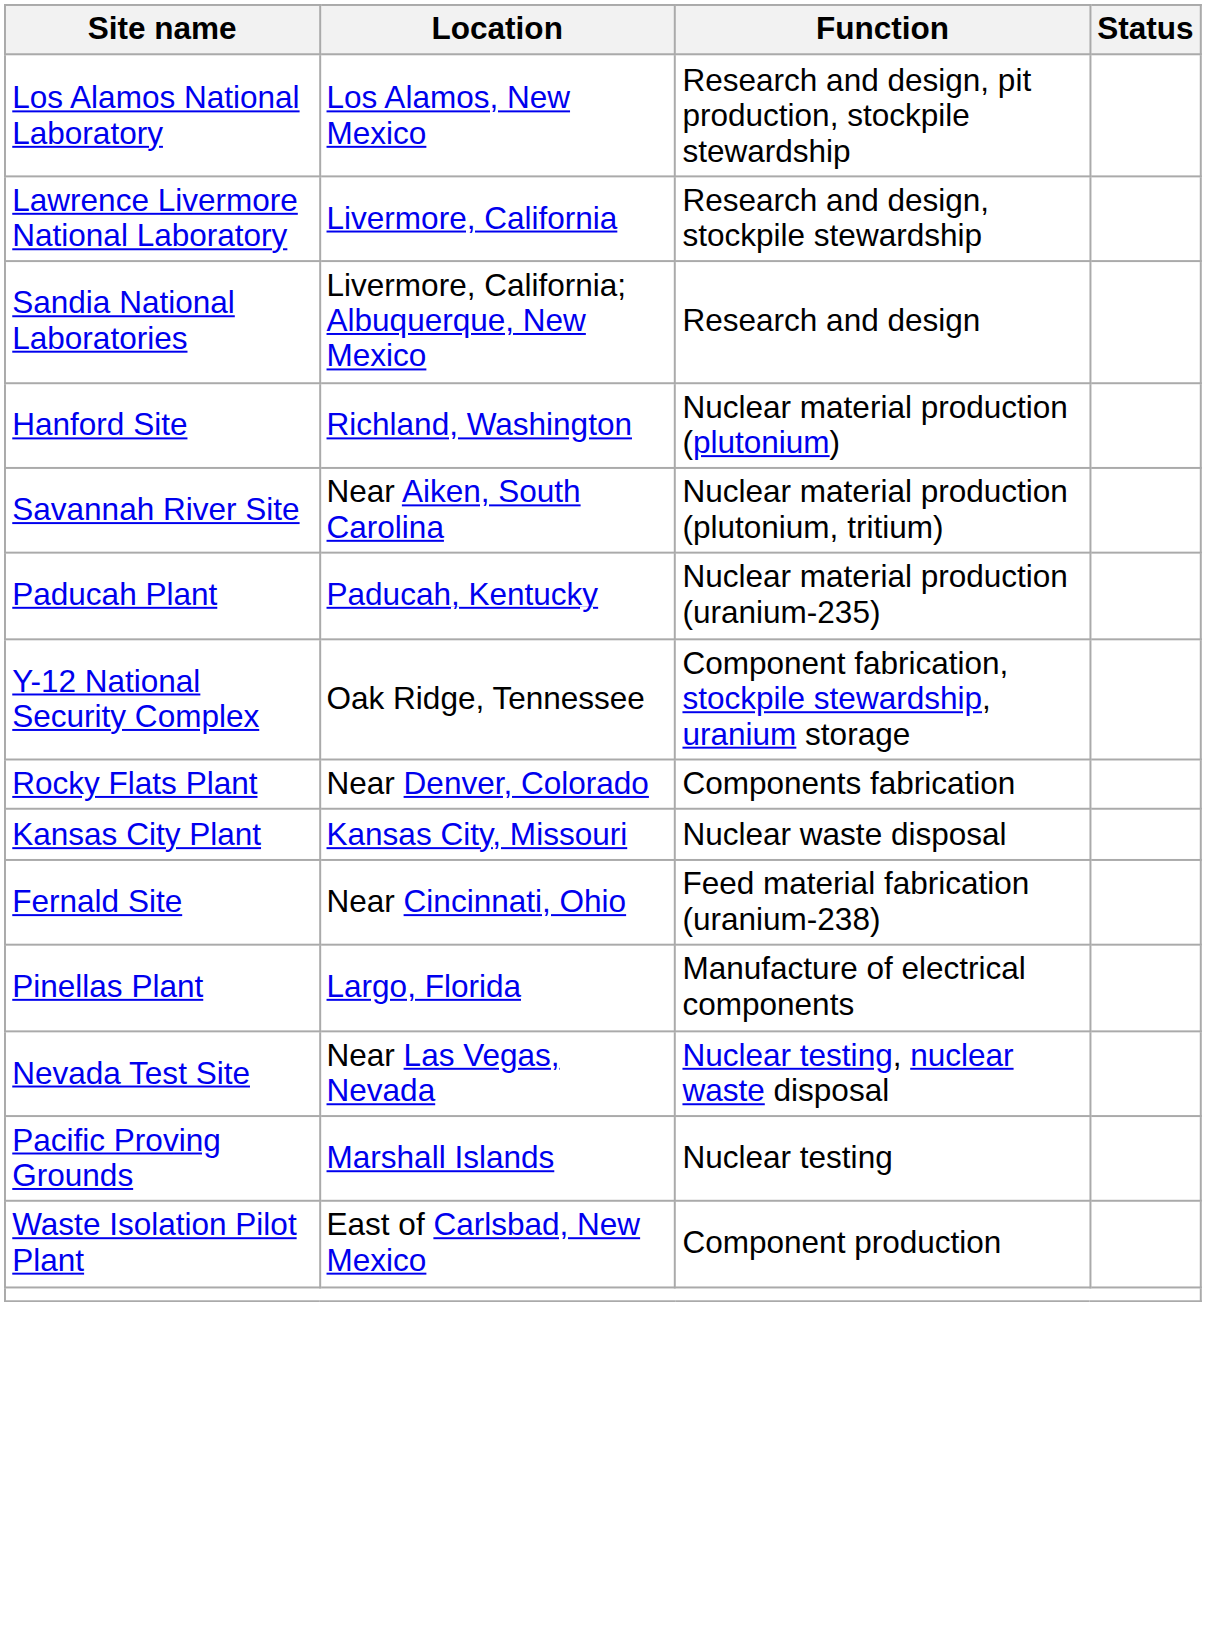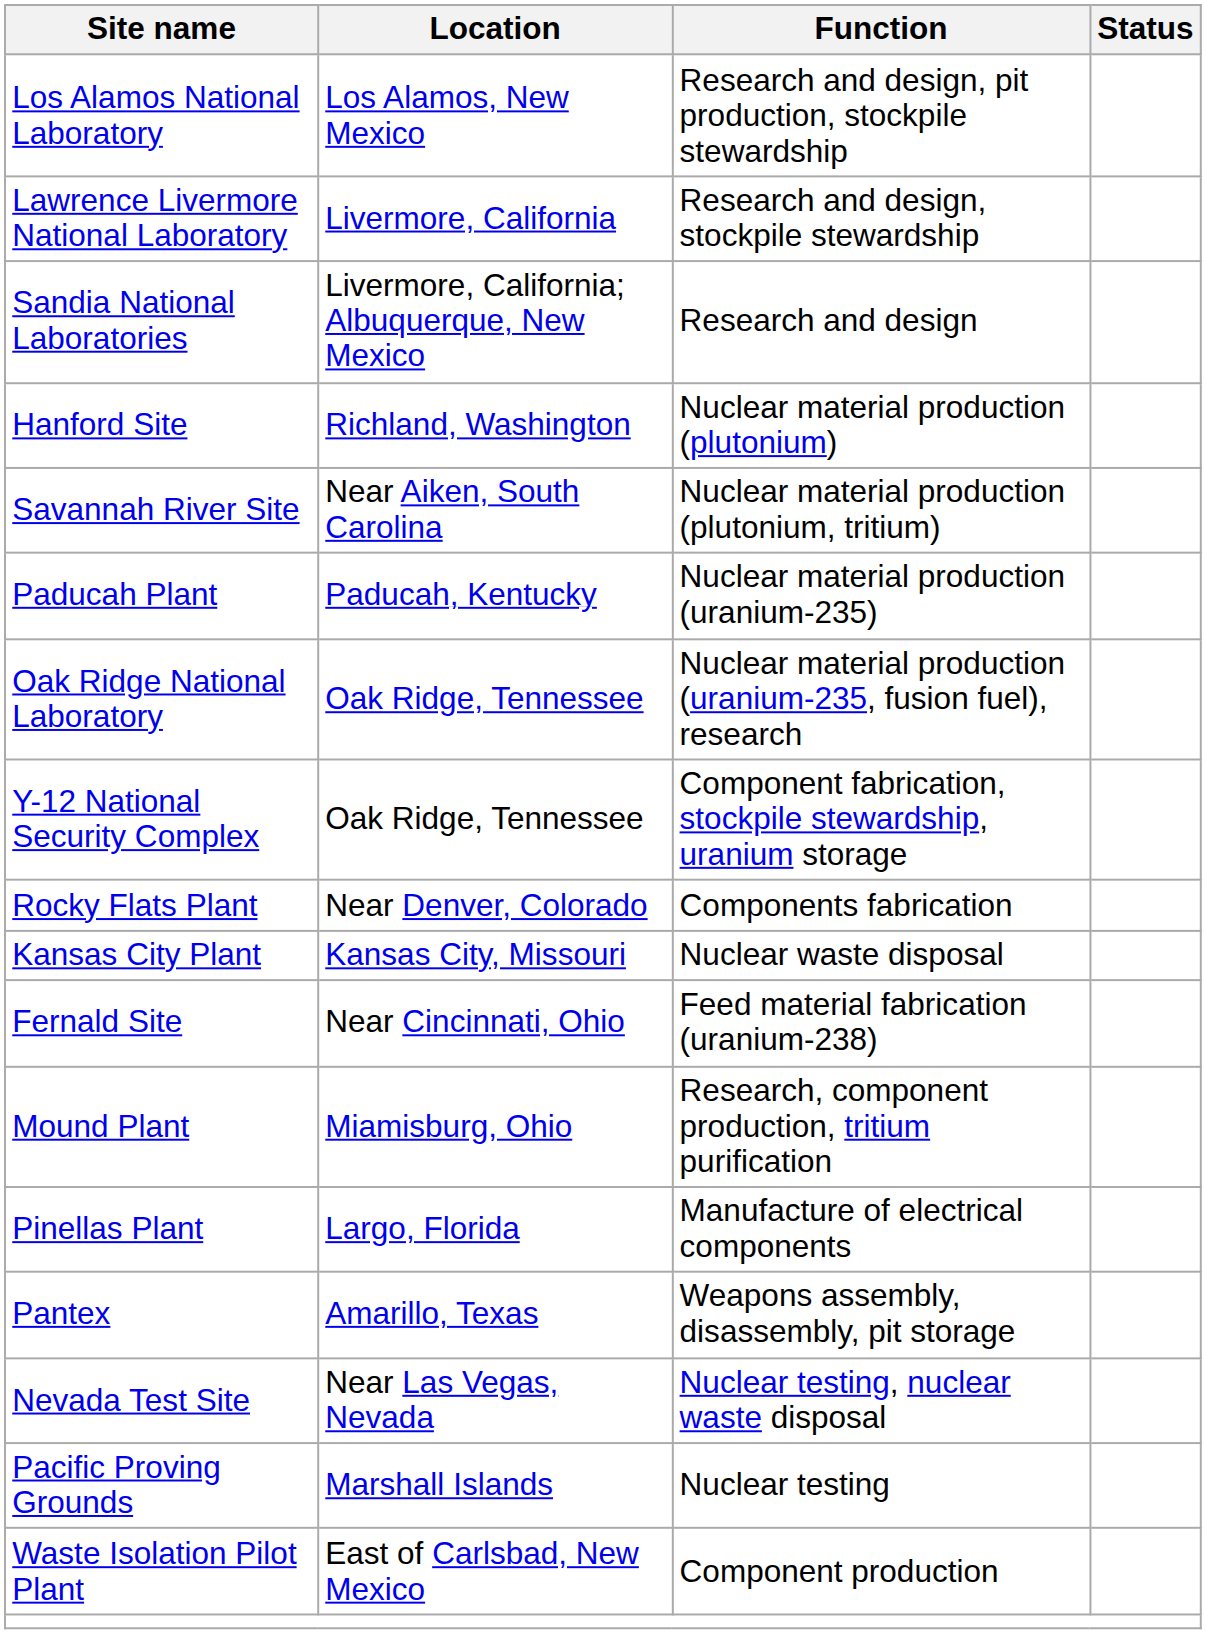+ row: (149, 698)
+ row: (101, 1125)
+ row: (61, 1314)
